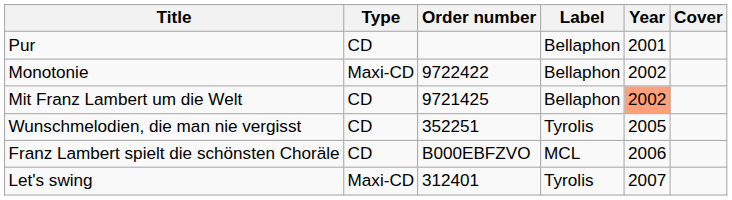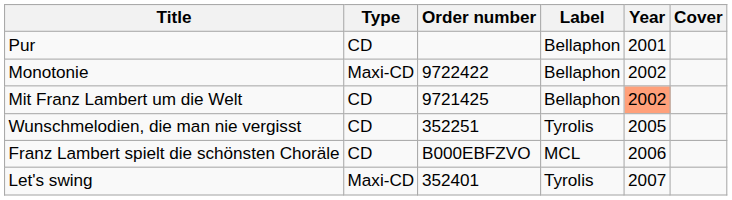(451, 180) 312401 -> (451, 180) 352401
